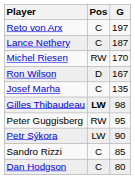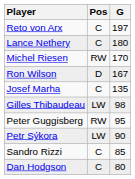(120, 43) 187 -> (120, 43) 180
(99, 105) bold -> (99, 105) normal
